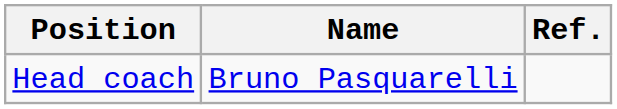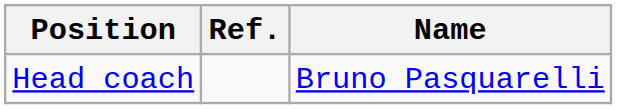columns swapped: (363, 30) <-> (568, 30)
